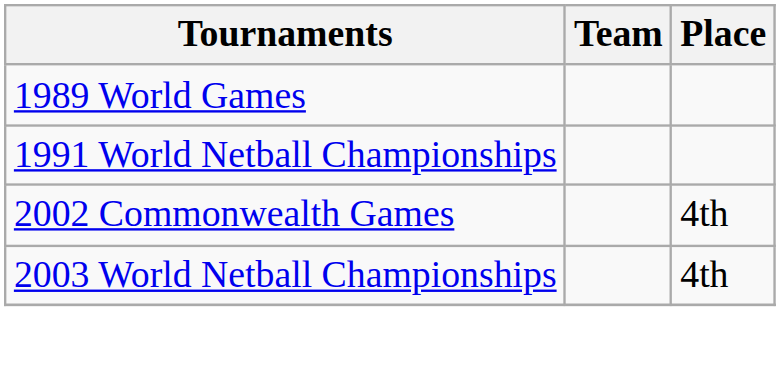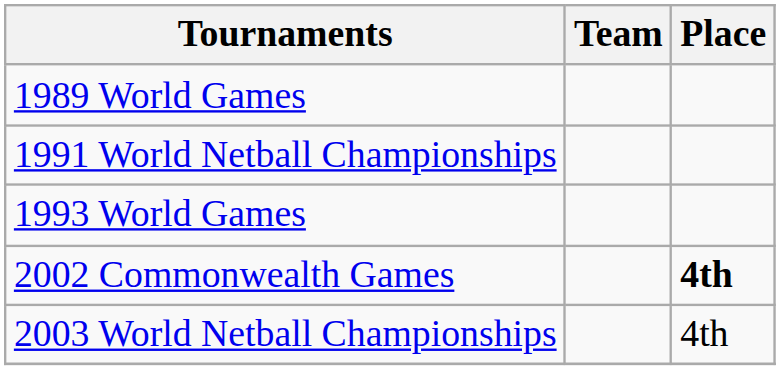+ row: (160, 214)
(704, 214) normal -> (706, 273) bold
